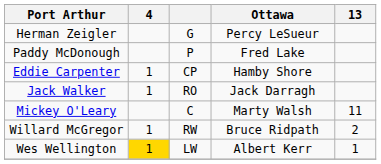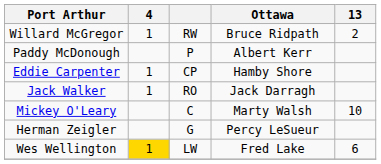rows swapped: (66, 33) <-> (66, 130)
(273, 53) Fred Lake -> (273, 53) Albert Kerr
(355, 110) 11 -> (355, 110) 10
(273, 149) Albert Kerr -> (273, 149) Fred Lake
(355, 149) 1 -> (355, 149) 6
